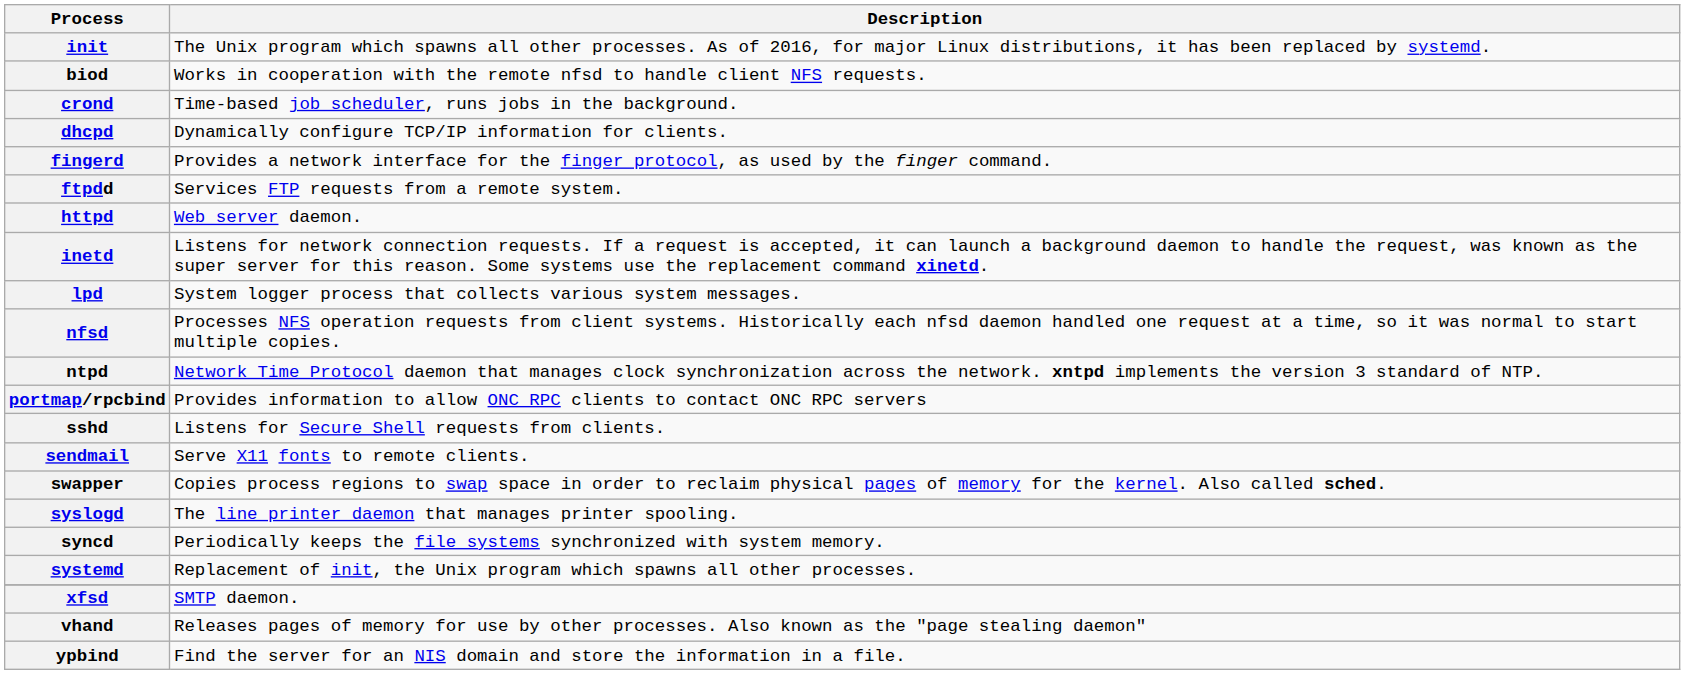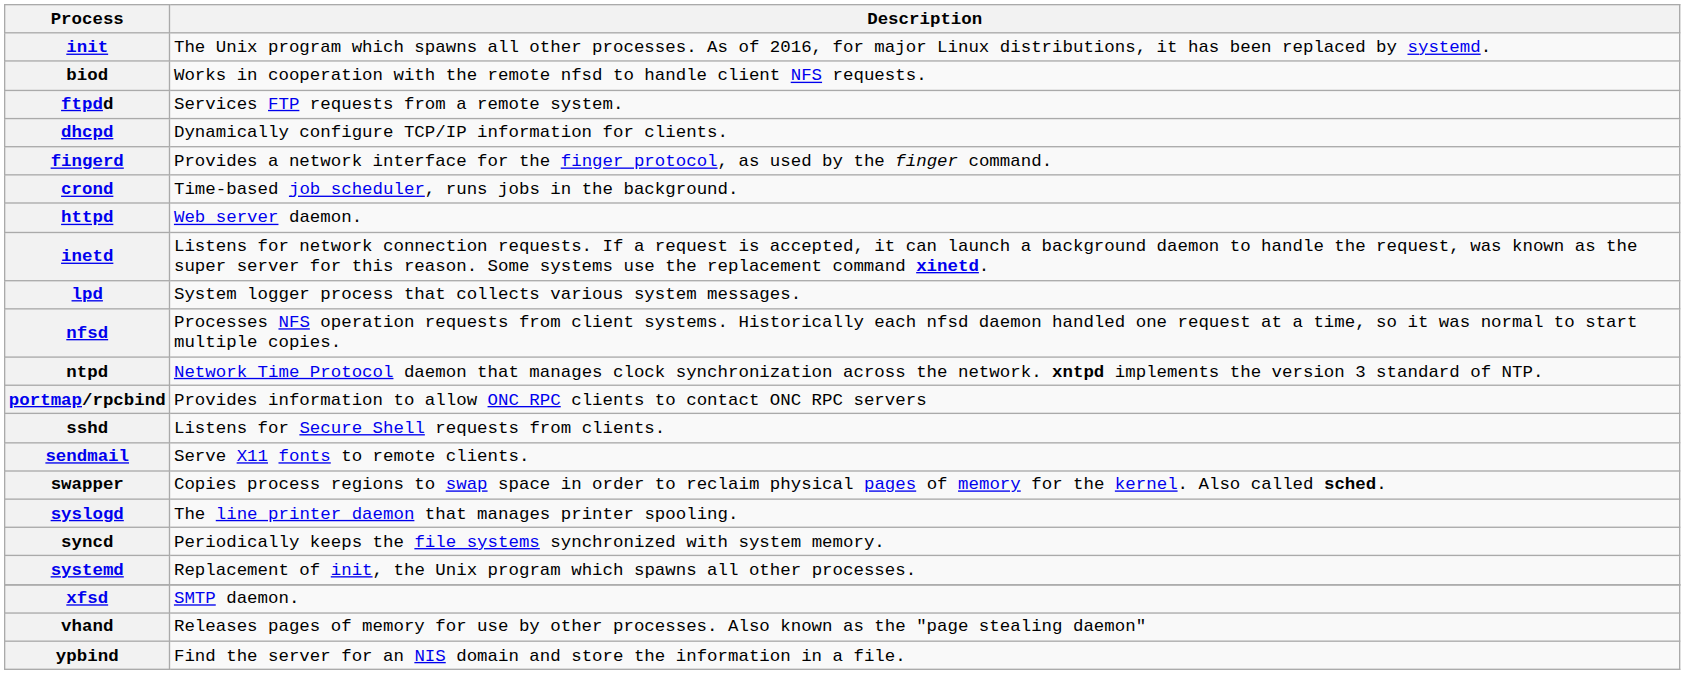rows swapped: (87, 104) <-> (87, 189)
